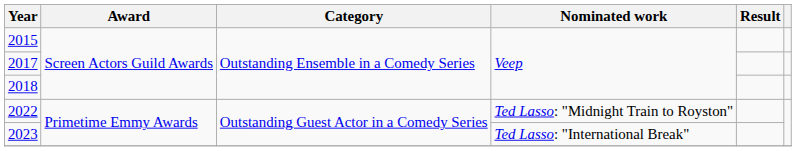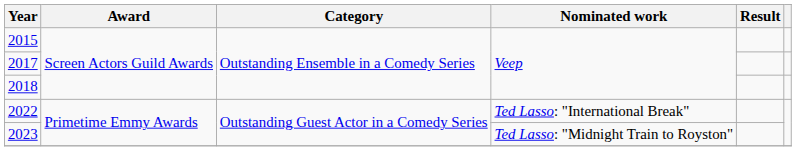(614, 110) Ted Lasso: "Midnight Train to Royston" -> (592, 110) Ted Lasso: "International Break"
(592, 134) Ted Lasso: "International Break" -> (614, 134) Ted Lasso: "Midnight Train to Royston"
